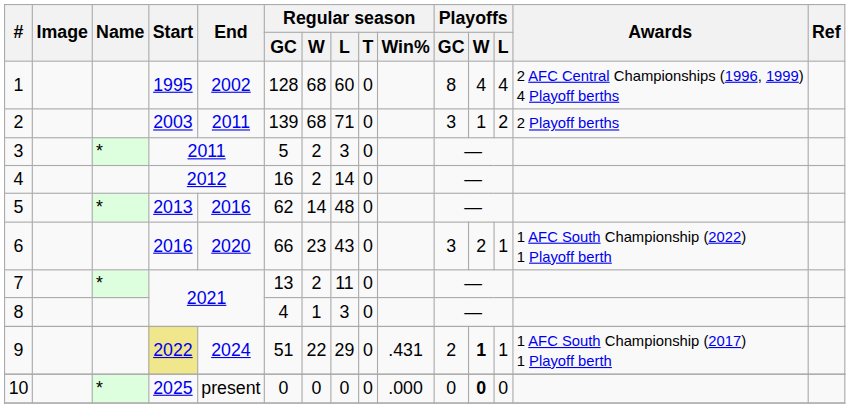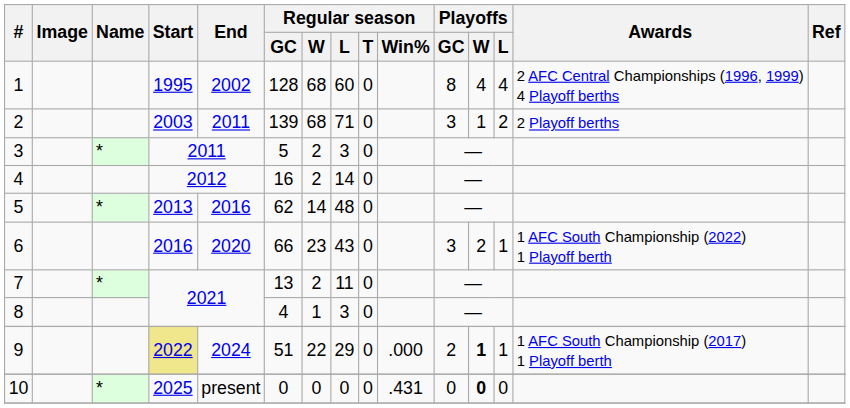(406, 350) .431 -> (406, 350) .000
(406, 388) .000 -> (406, 388) .431
